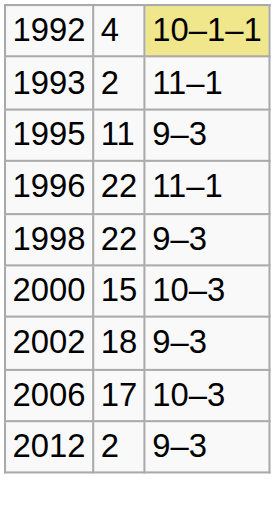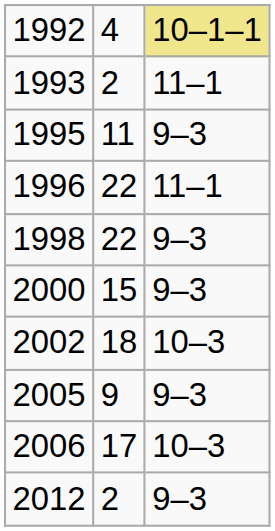(189, 290) 10–3 -> (180, 290) 9–3
(180, 342) 9–3 -> (189, 342) 10–3
+ row: (49, 394)
